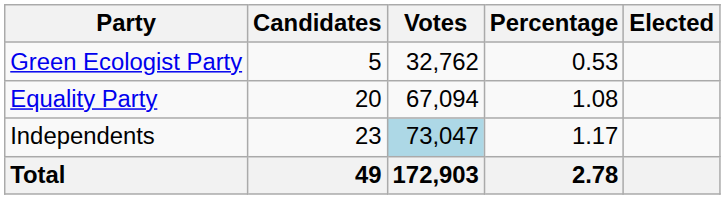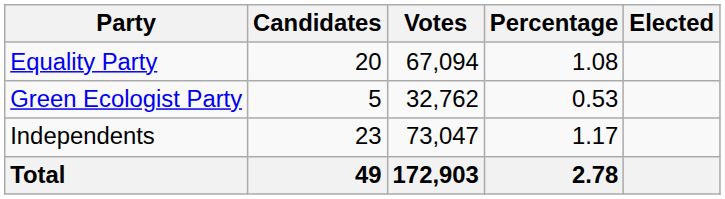rows swapped: (84, 99) <-> (126, 61)
(442, 136) lightblue background -> (442, 136) no background
